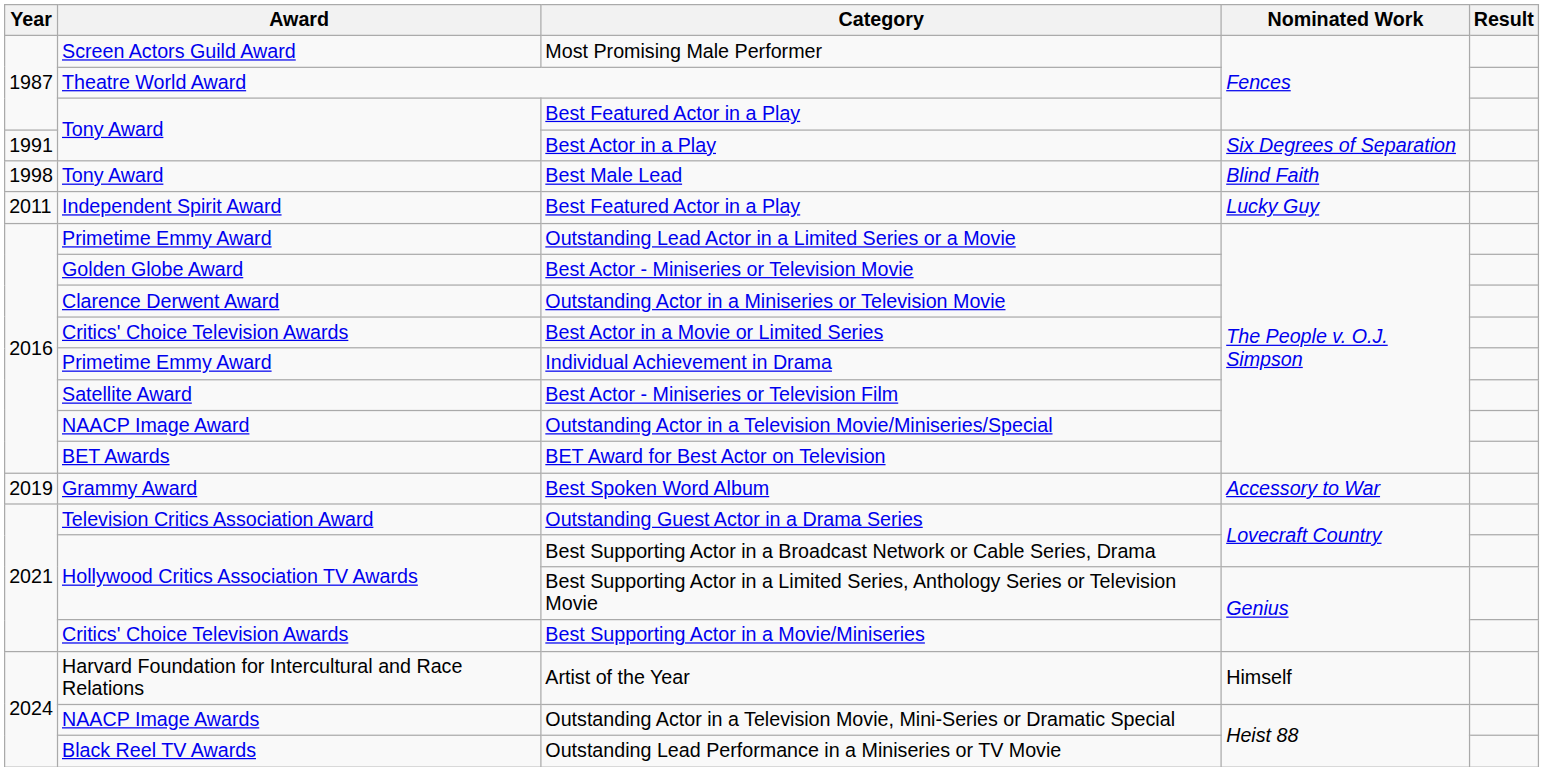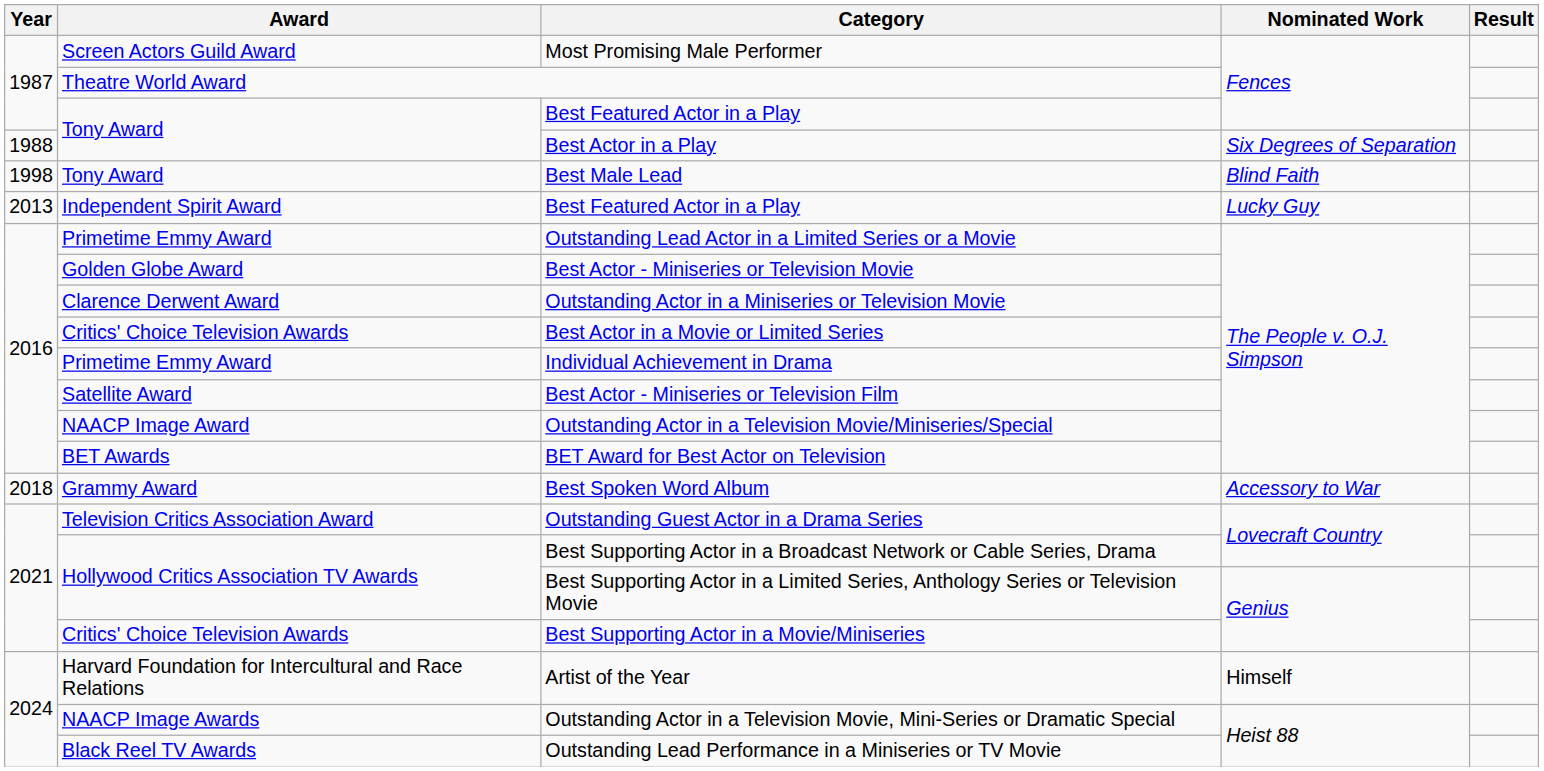(31, 144) 1991 -> (31, 144) 1988
(30, 207) 2011 -> (31, 207) 2013
(31, 488) 2019 -> (31, 488) 2018
